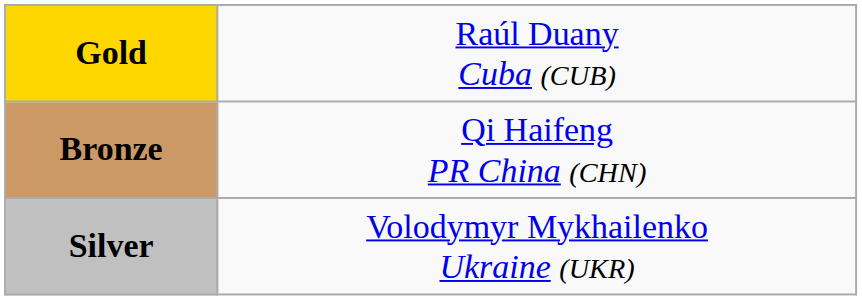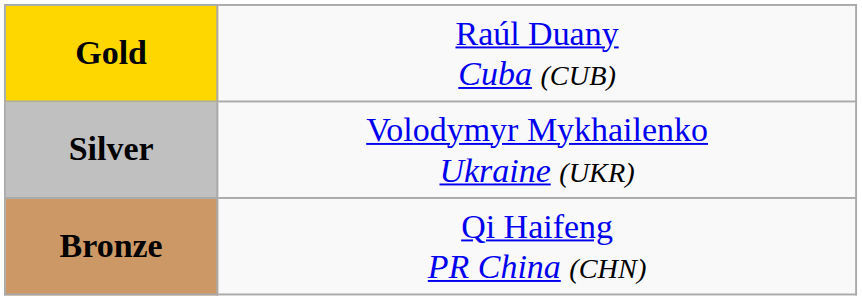rows swapped: (111, 245) <-> (111, 148)
